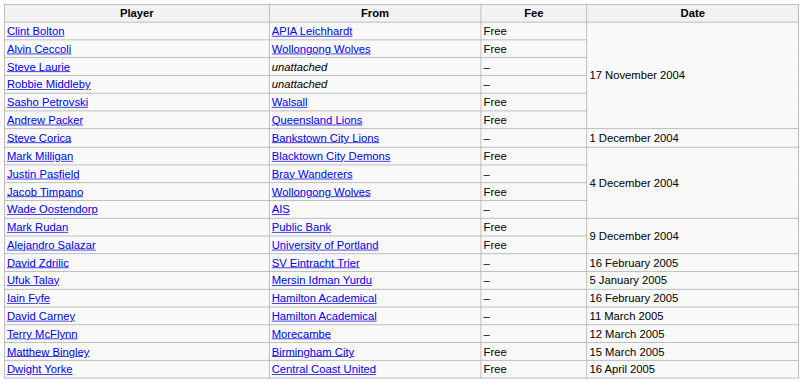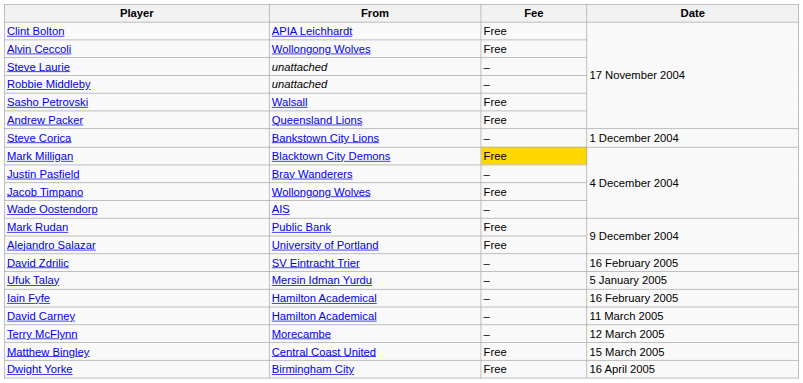(495, 156) no background -> (495, 156) gold background
(313, 352) Birmingham City -> (324, 352) Central Coast United
(324, 370) Central Coast United -> (313, 370) Birmingham City
